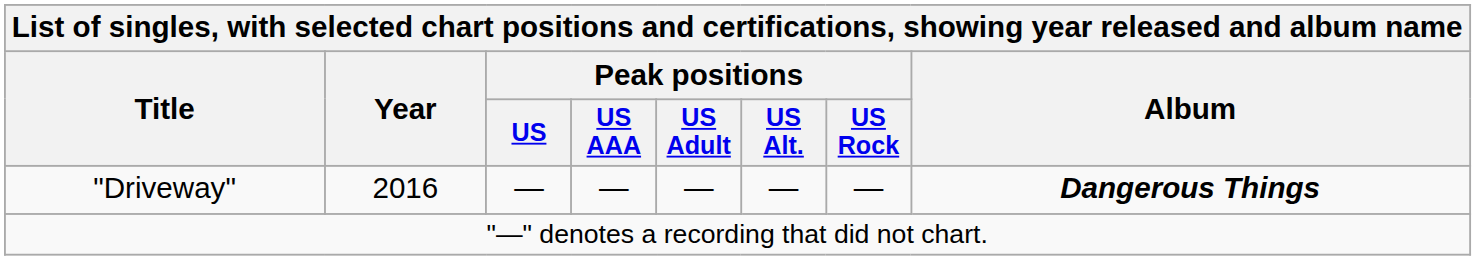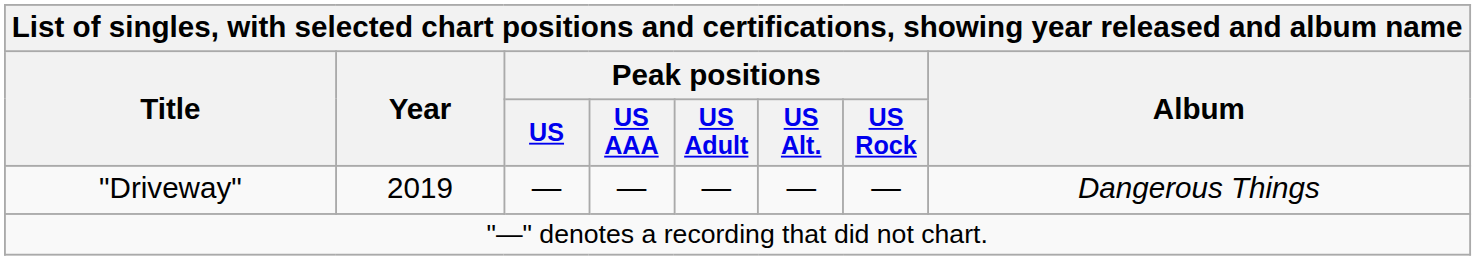(405, 189) 2016 -> (420, 189) 2019
(1190, 189) bold -> (1199, 189) normal
